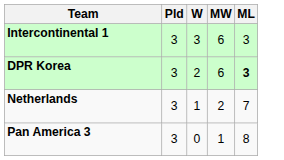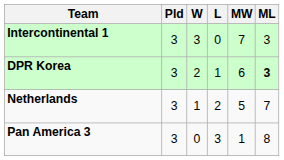+ column: (218, 14)
(221, 40) 6 -> (242, 40) 7
(221, 106) 2 -> (242, 106) 5
